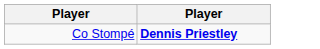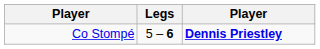+ column: (160, 14)
